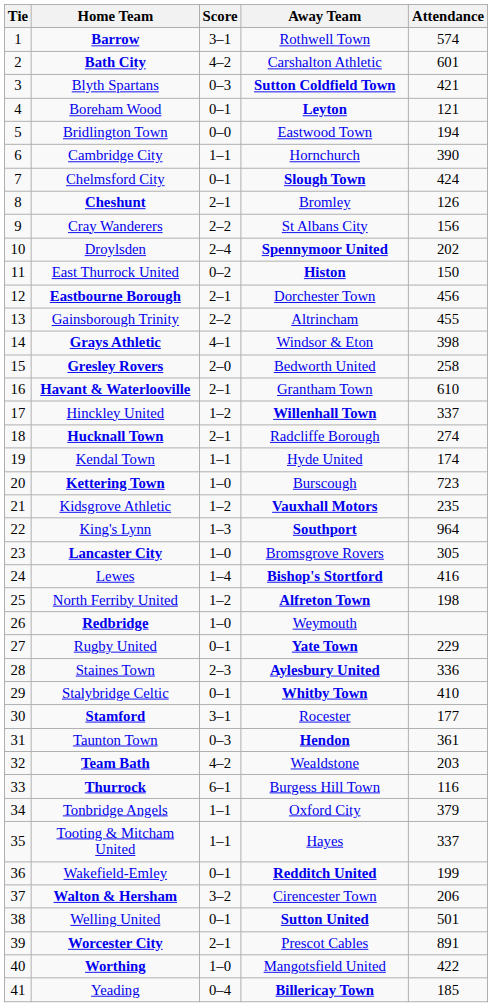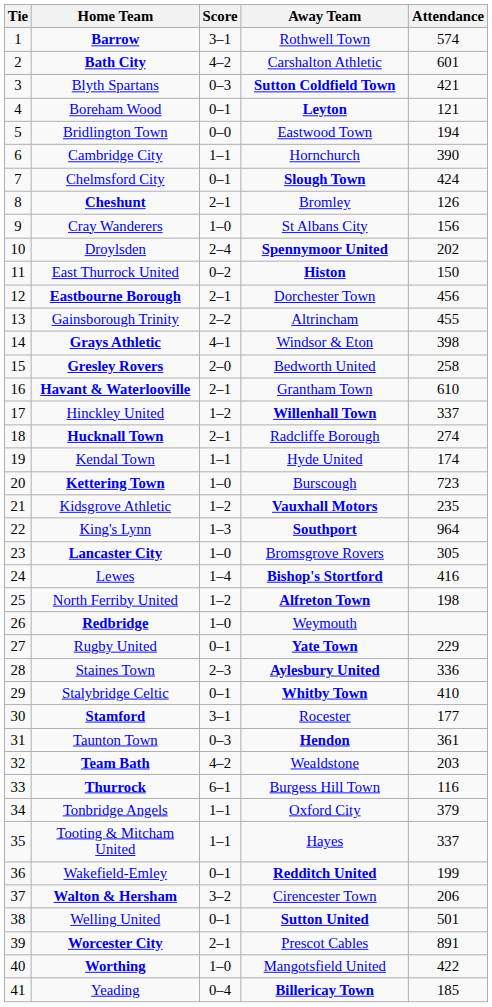(220, 226) 2–2 -> (220, 226) 1–0
